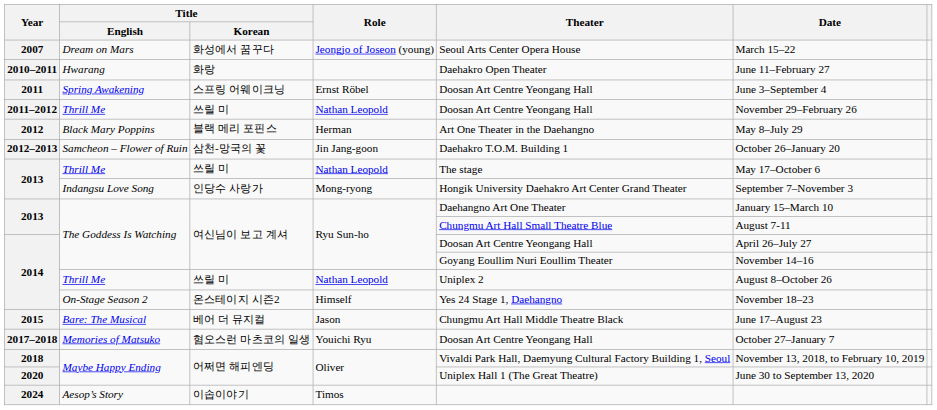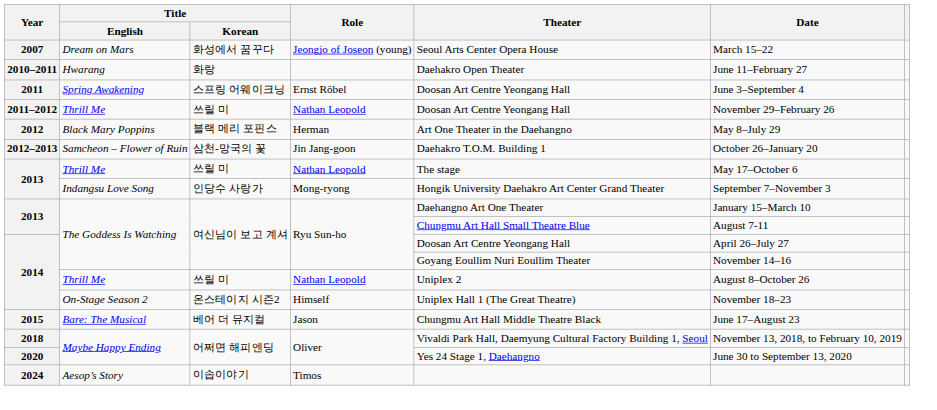(501, 299) Yes 24 Stage 1, Daehangno -> (496, 299) Uniplex Hall 1 (The Great Theatre)
- row: (32, 339)
(518, 376) Uniplex Hall 1 (The Great Theatre) -> (478, 356) Yes 24 Stage 1, Daehangno
